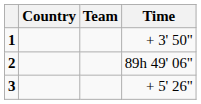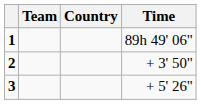columns swapped: (100, 16) <-> (49, 16)
(169, 39) + 3' 50" -> (159, 39) 89h 49' 06"
(159, 63) 89h 49' 06" -> (169, 63) + 3' 50"
